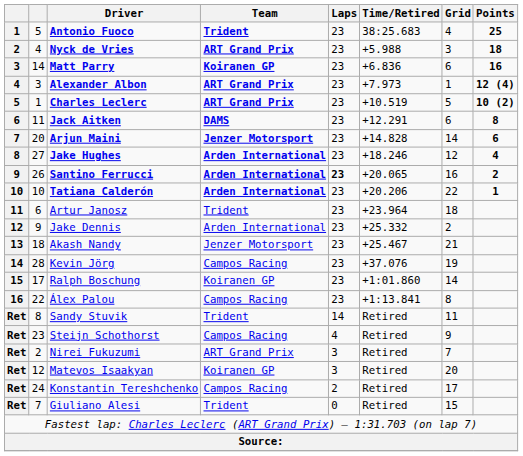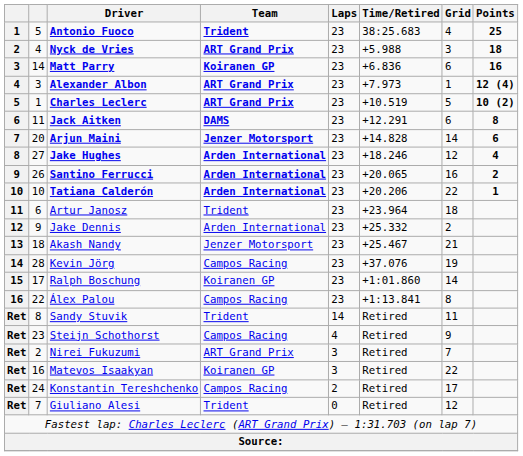(338, 174) bold -> (338, 174) normal
(38, 371) 12 -> (38, 371) 16
(451, 371) 20 -> (451, 371) 22
(451, 406) 15 -> (451, 406) 12
